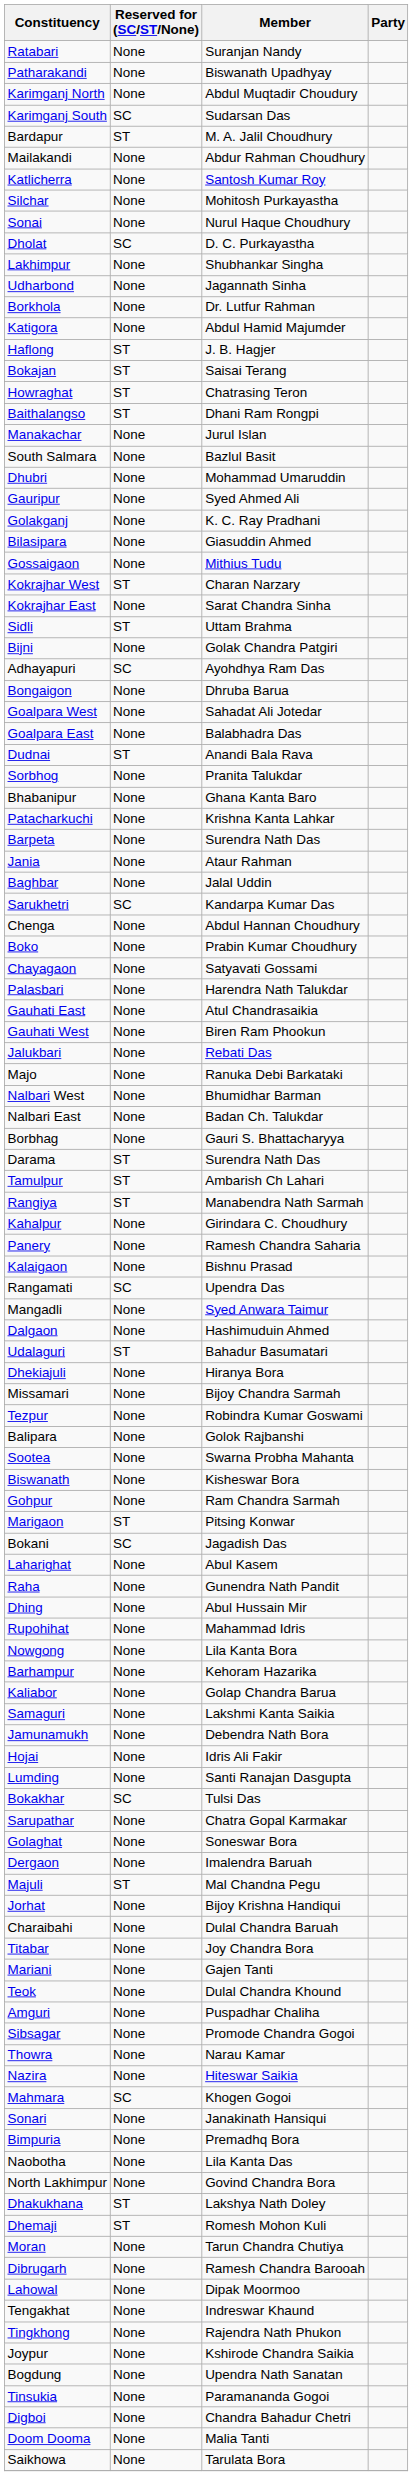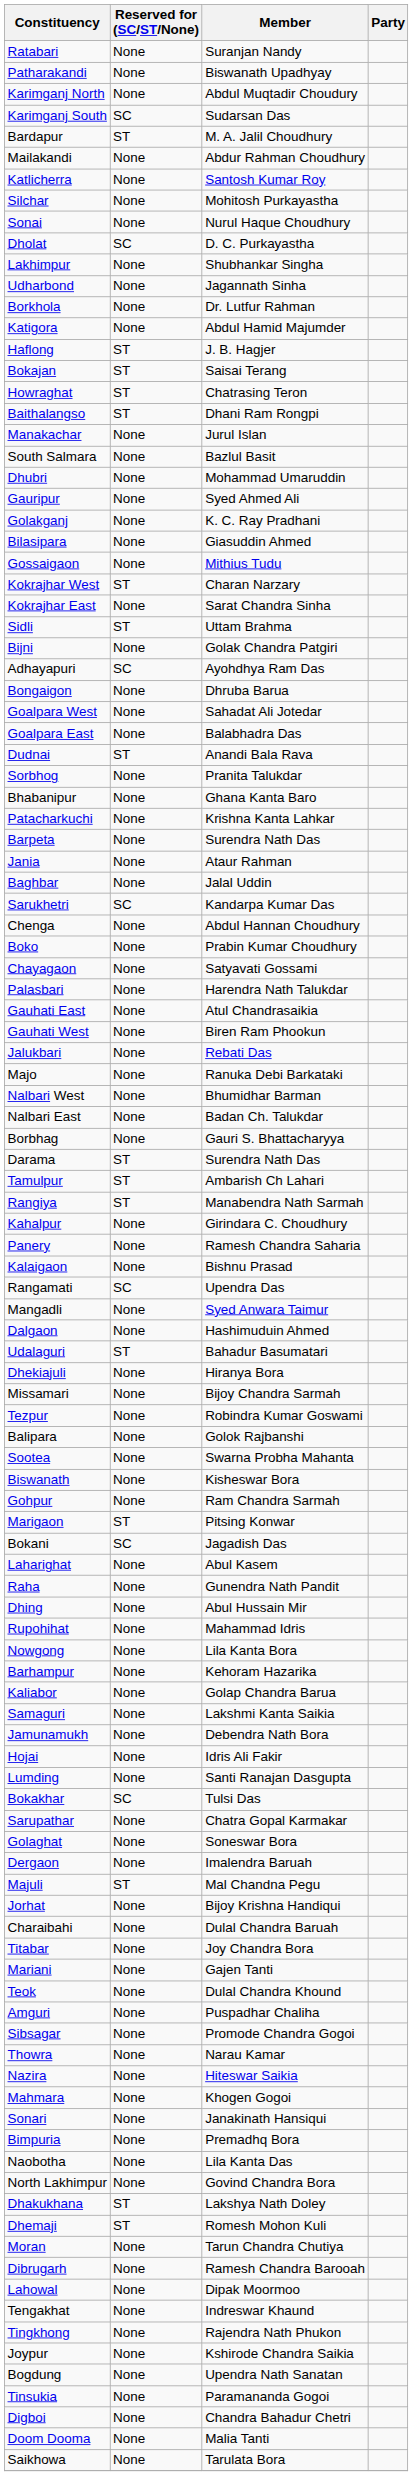(122, 2097) SC -> (129, 2097) None
